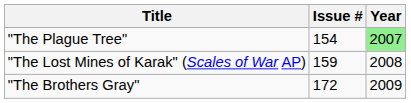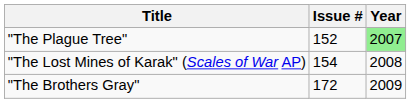(325, 39) 154 -> (325, 39) 152
(325, 62) 159 -> (325, 62) 154
